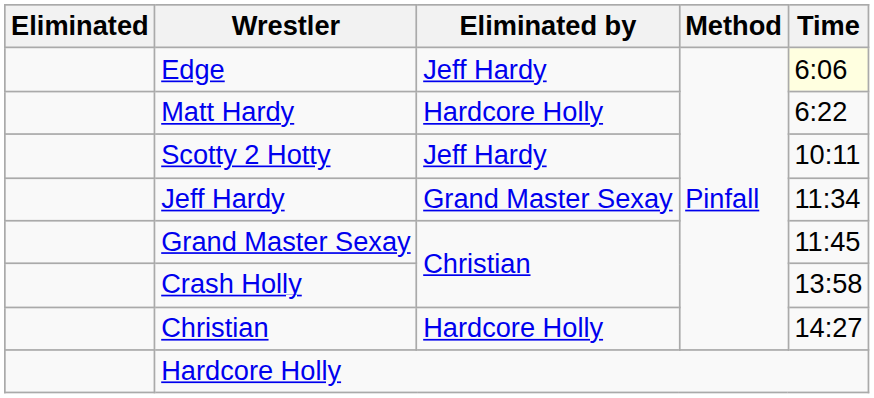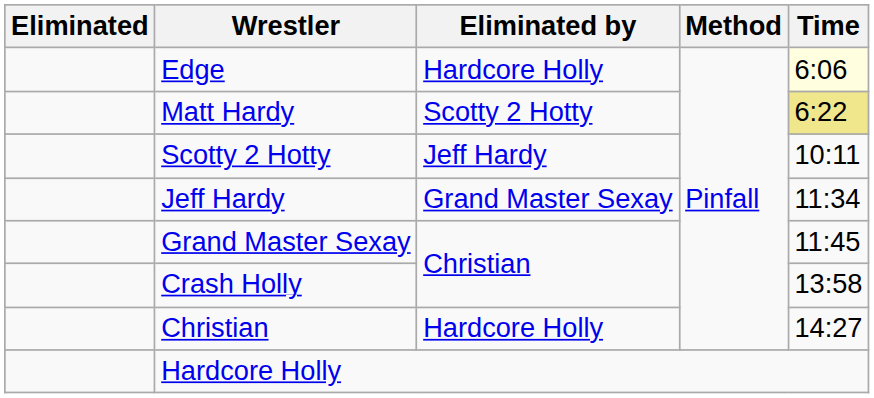(485, 69) Jeff Hardy -> (513, 69) Hardcore Holly
(513, 112) Hardcore Holly -> (508, 112) Scotty 2 Hotty
(821, 112) no background -> (821, 112) khaki background
